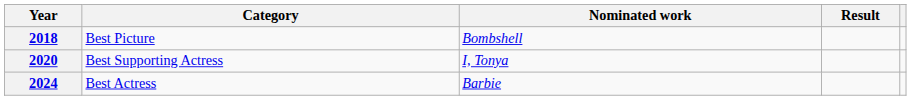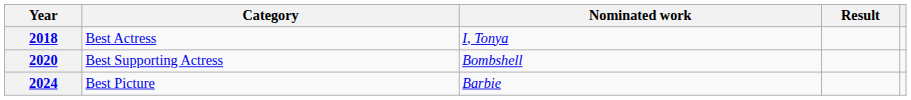(120, 38) Best Picture -> (121, 38) Best Actress
(492, 38) Bombshell -> (485, 38) I, Tonya
(485, 60) I, Tonya -> (492, 60) Bombshell
(121, 83) Best Actress -> (120, 83) Best Picture
